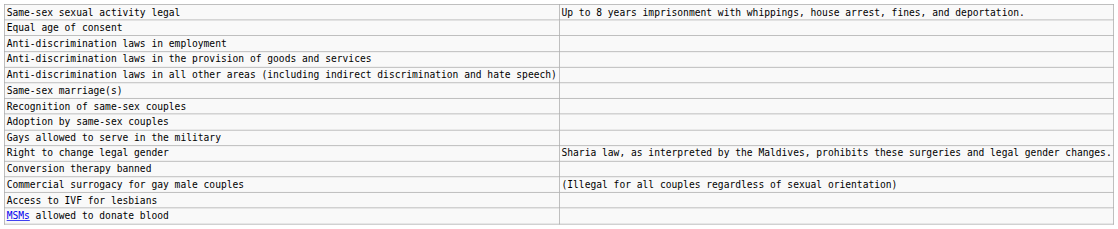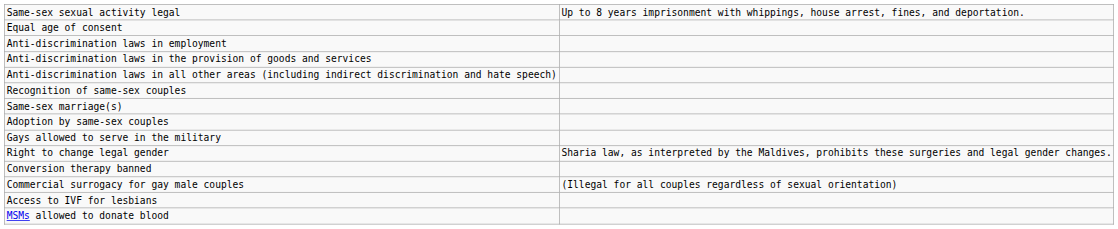rows swapped: (65, 91) <-> (96, 106)
